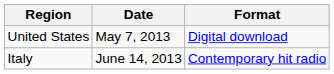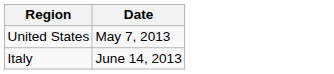- column: (257, 15)
